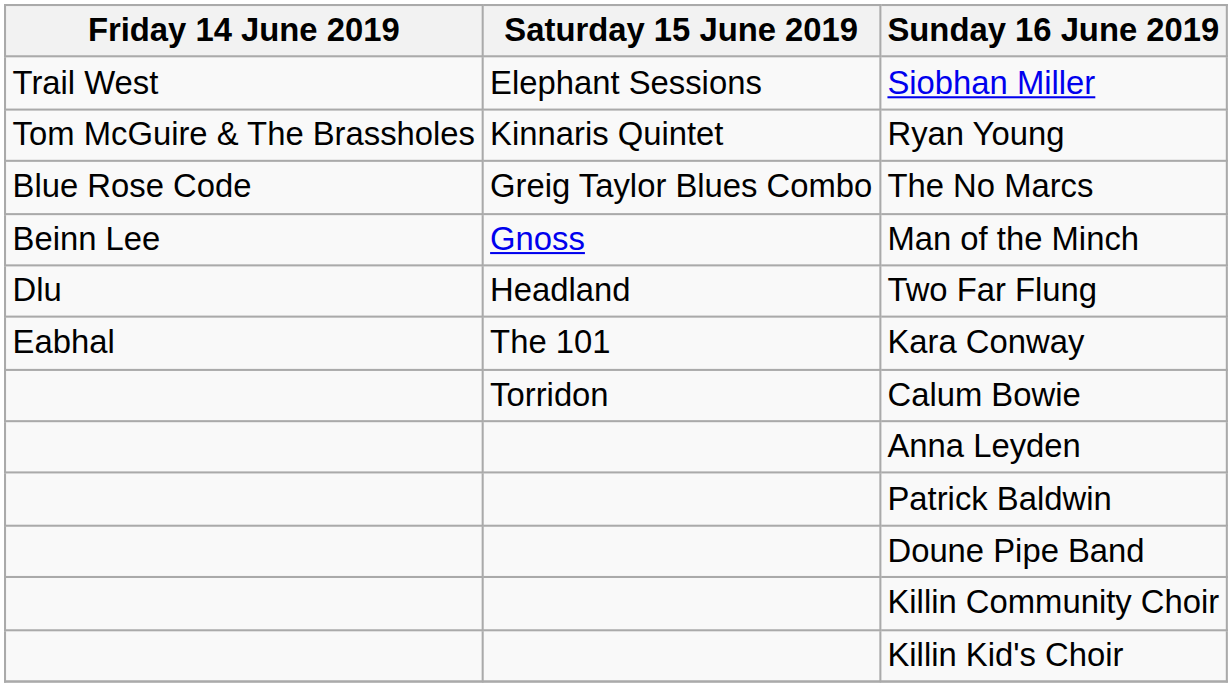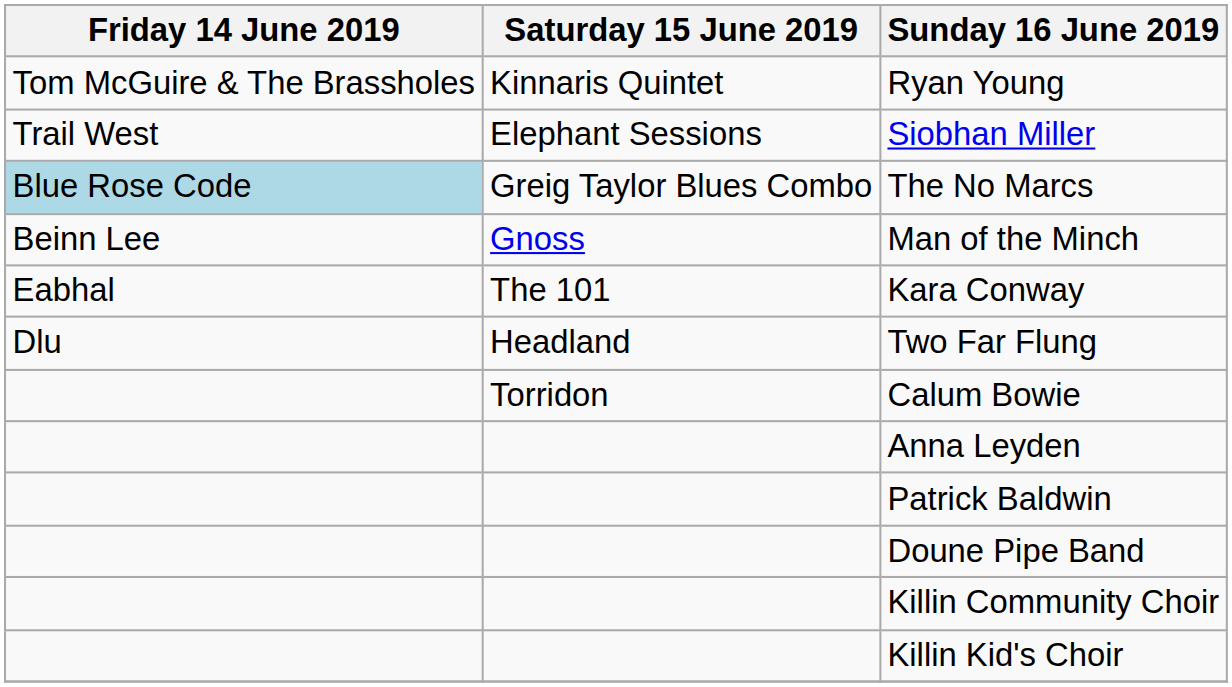rows swapped: (991, 82) <-> (976, 134)
(132, 186) no background -> (132, 186) lightblue background
rows swapped: (986, 342) <-> (992, 290)
